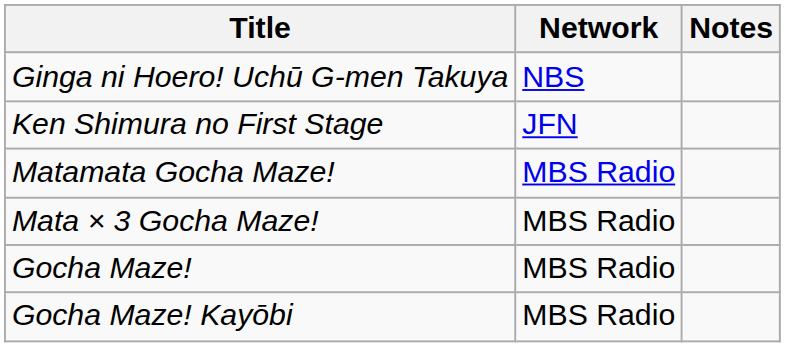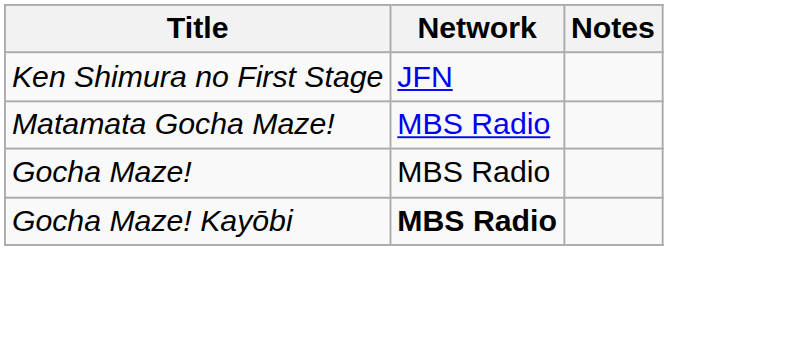- row: (260, 76)
- row: (165, 220)
(599, 316) normal -> (477, 220) bold
